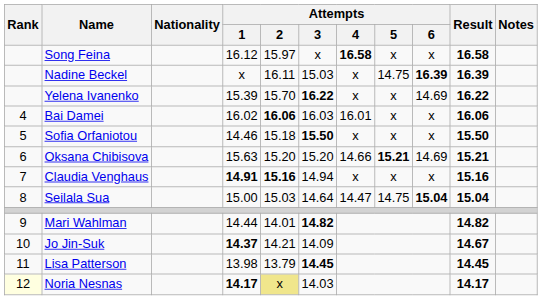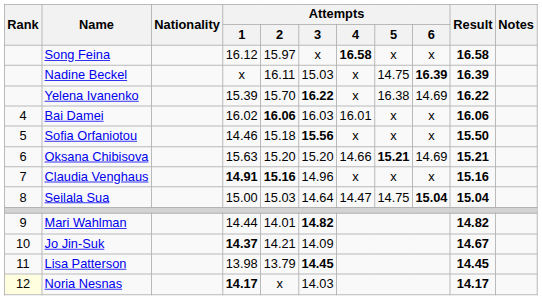(393, 95) x -> (393, 95) 16.38
(318, 136) 15.50 -> (318, 136) 15.56
(318, 177) 14.94 -> (318, 177) 14.96
(280, 284) khaki background -> (280, 284) no background
